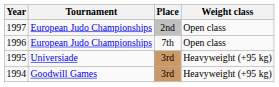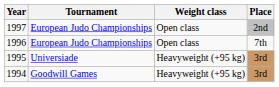columns swapped: (168, 12) <-> (227, 12)
